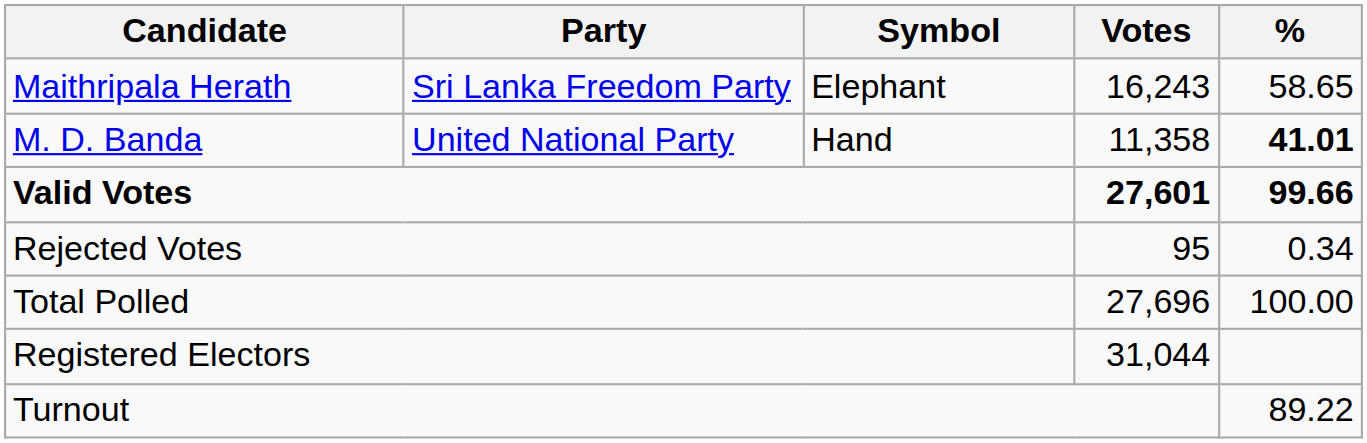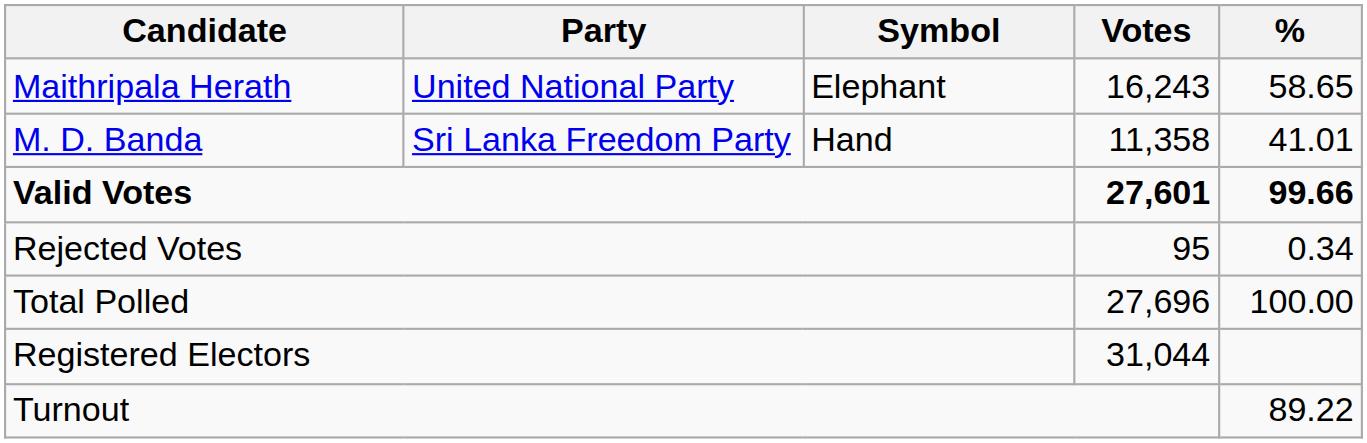(601, 85) Sri Lanka Freedom Party -> (573, 85) United National Party
(573, 139) United National Party -> (601, 139) Sri Lanka Freedom Party
(1311, 139) bold -> (1311, 139) normal
